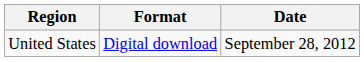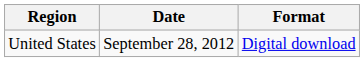columns swapped: (290, 17) <-> (160, 17)
